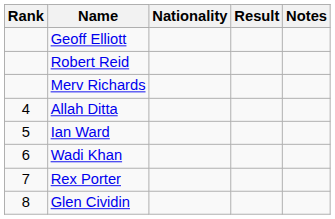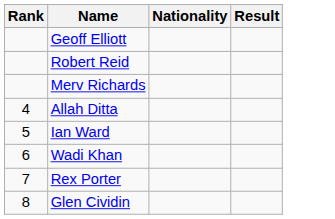- column: (307, 16)
